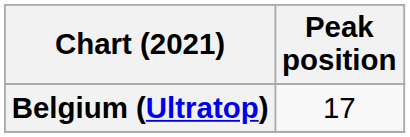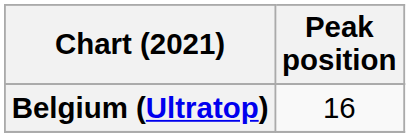(339, 107) 17 -> (339, 107) 16
